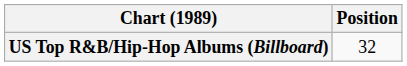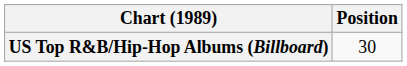(367, 46) 32 -> (367, 46) 30
